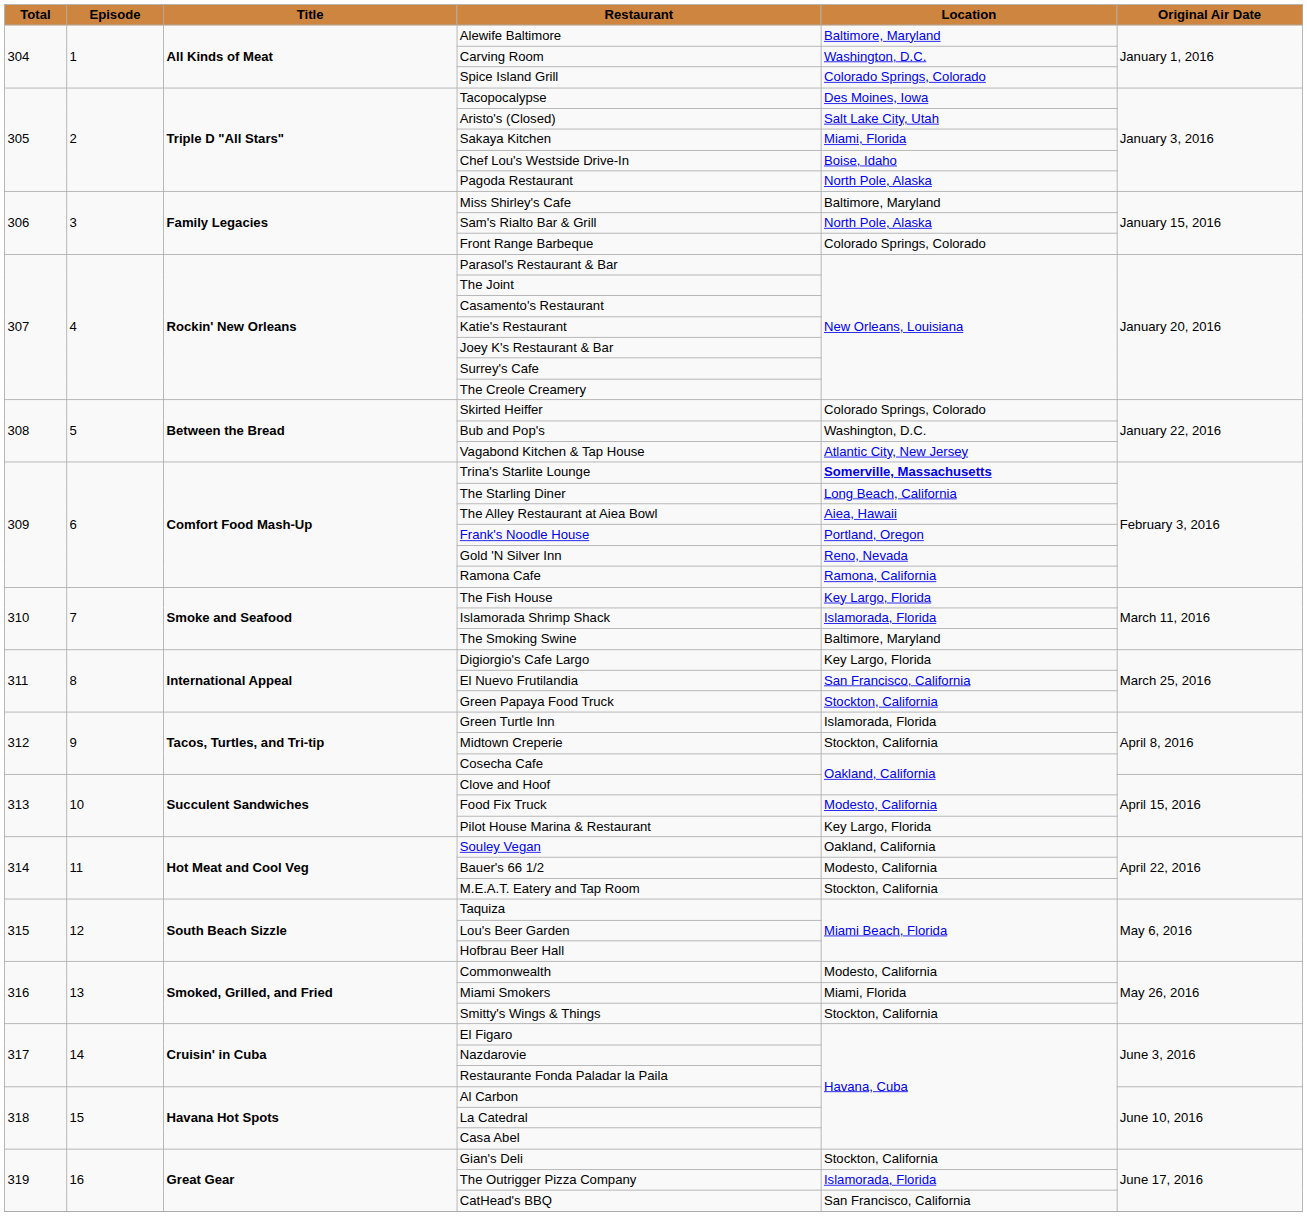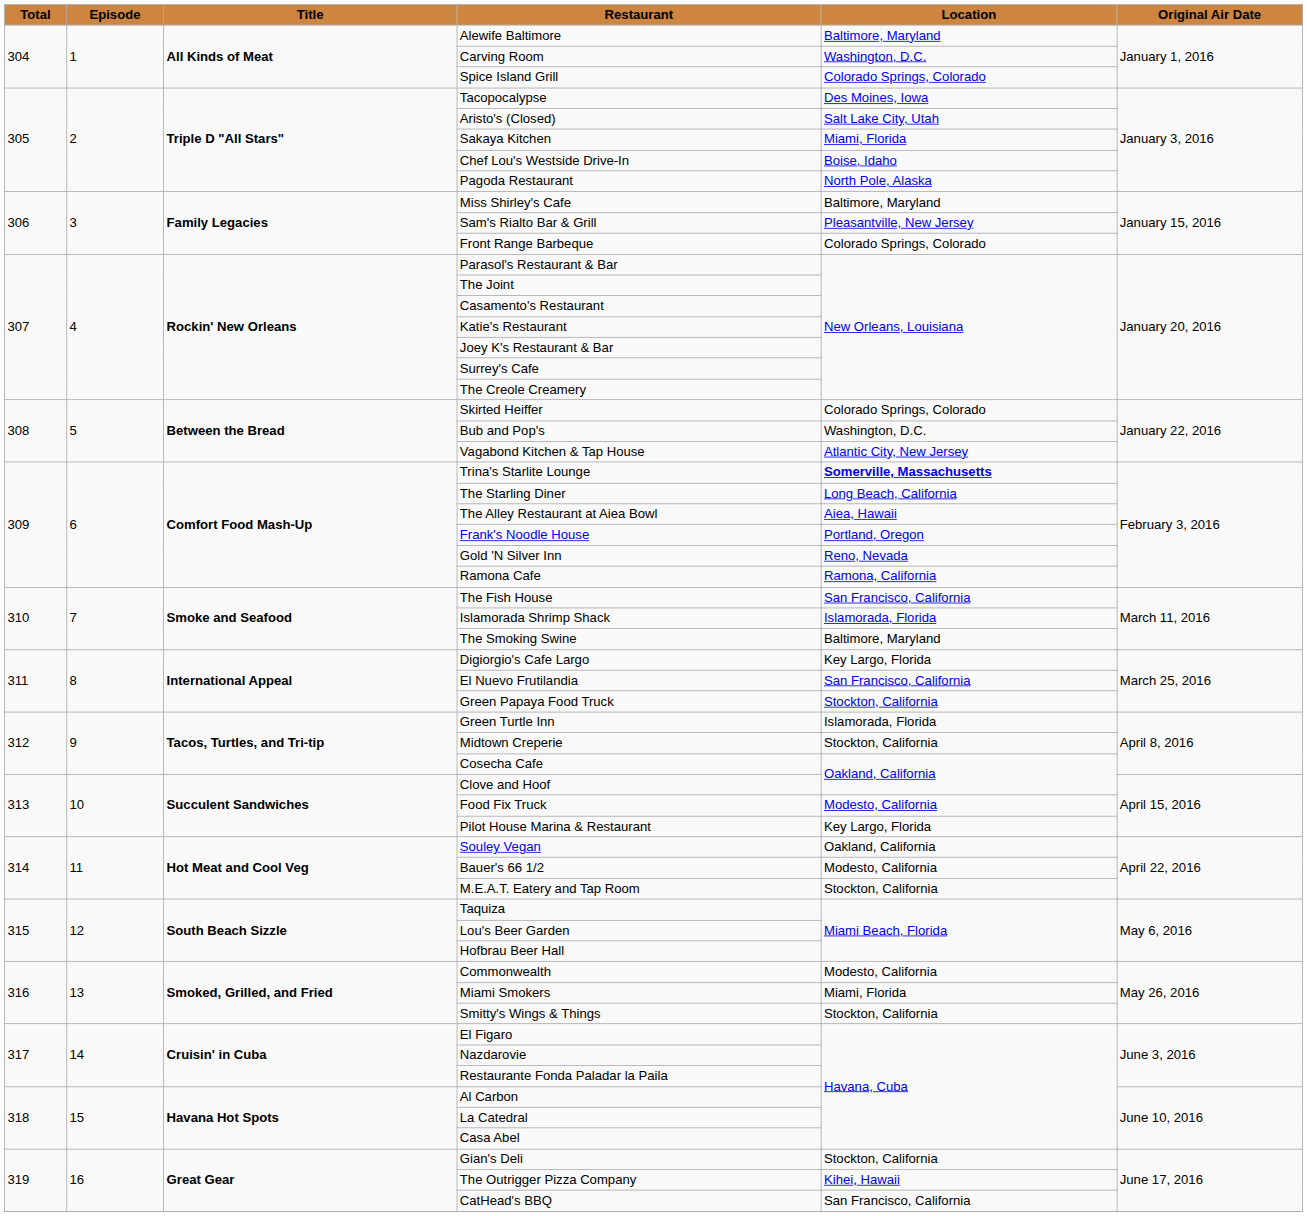(878, 222) North Pole, Alaska -> (899, 222) Pleasantville, New Jersey
(878, 597) Key Largo, Florida -> (897, 597) San Francisco, California
(880, 1180) Islamorada, Florida -> (862, 1180) Kihei, Hawaii
